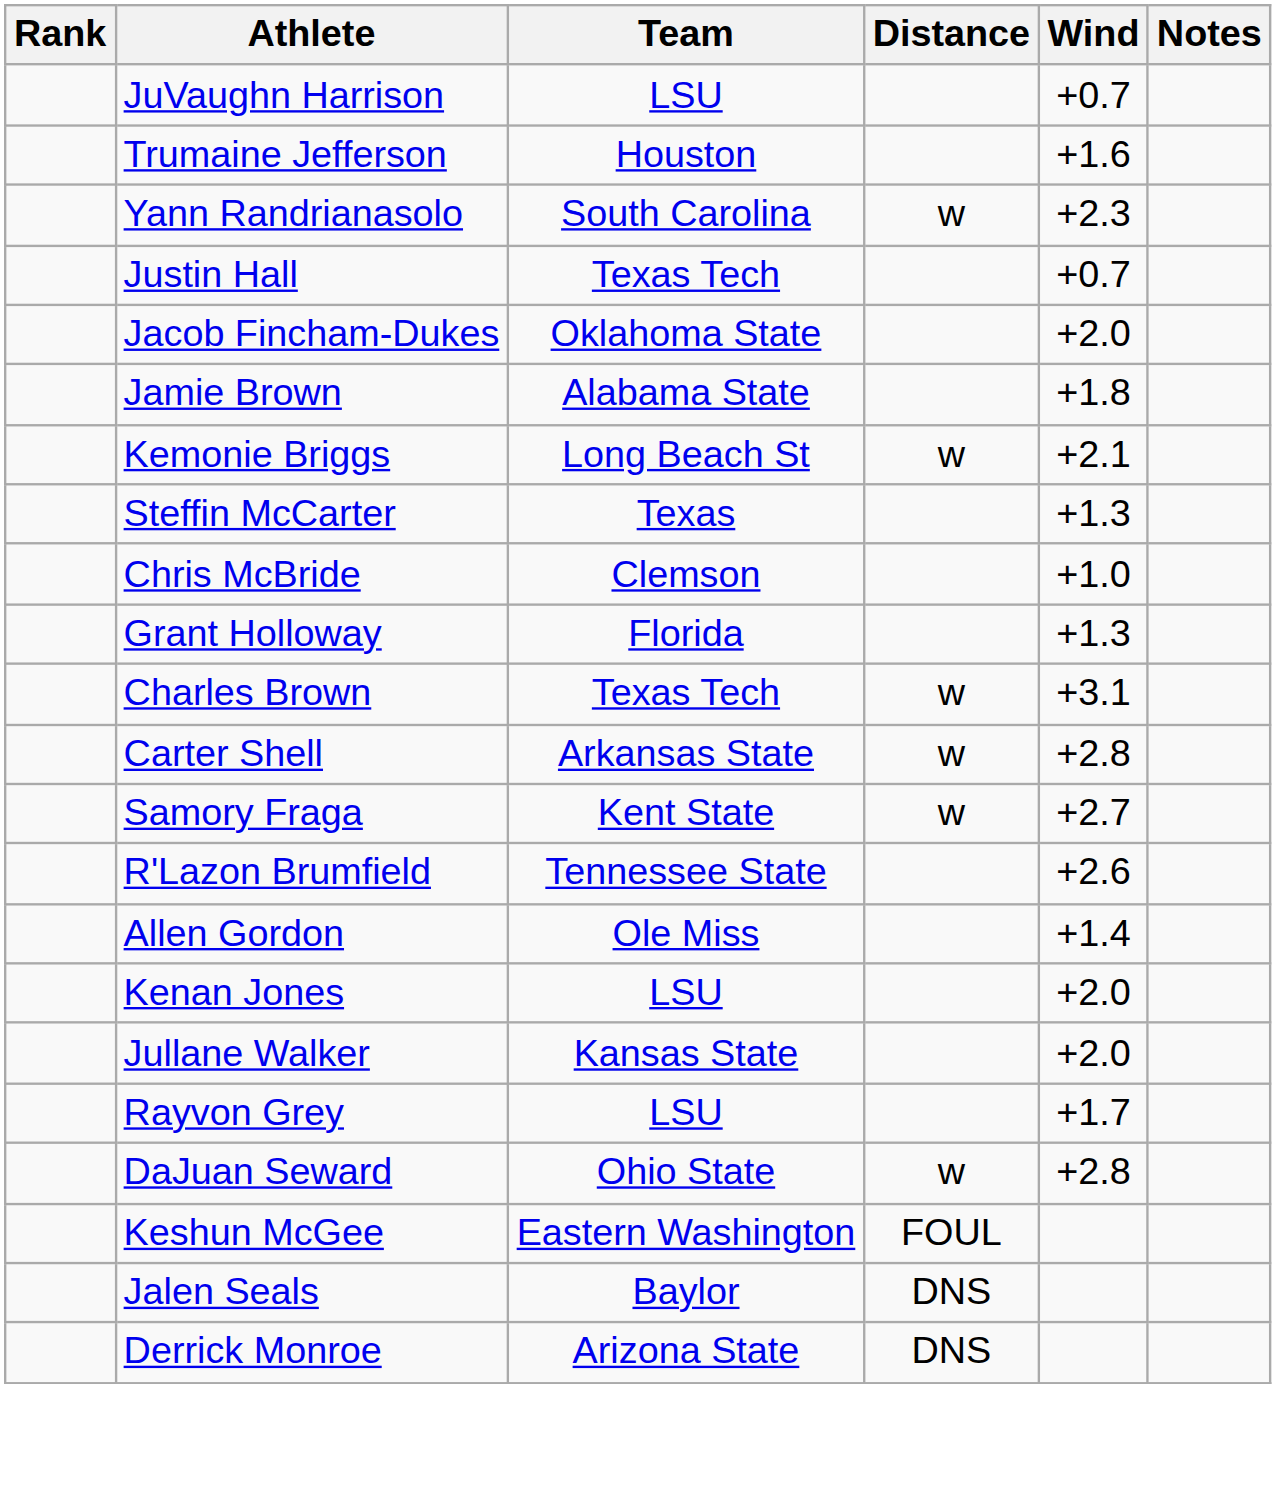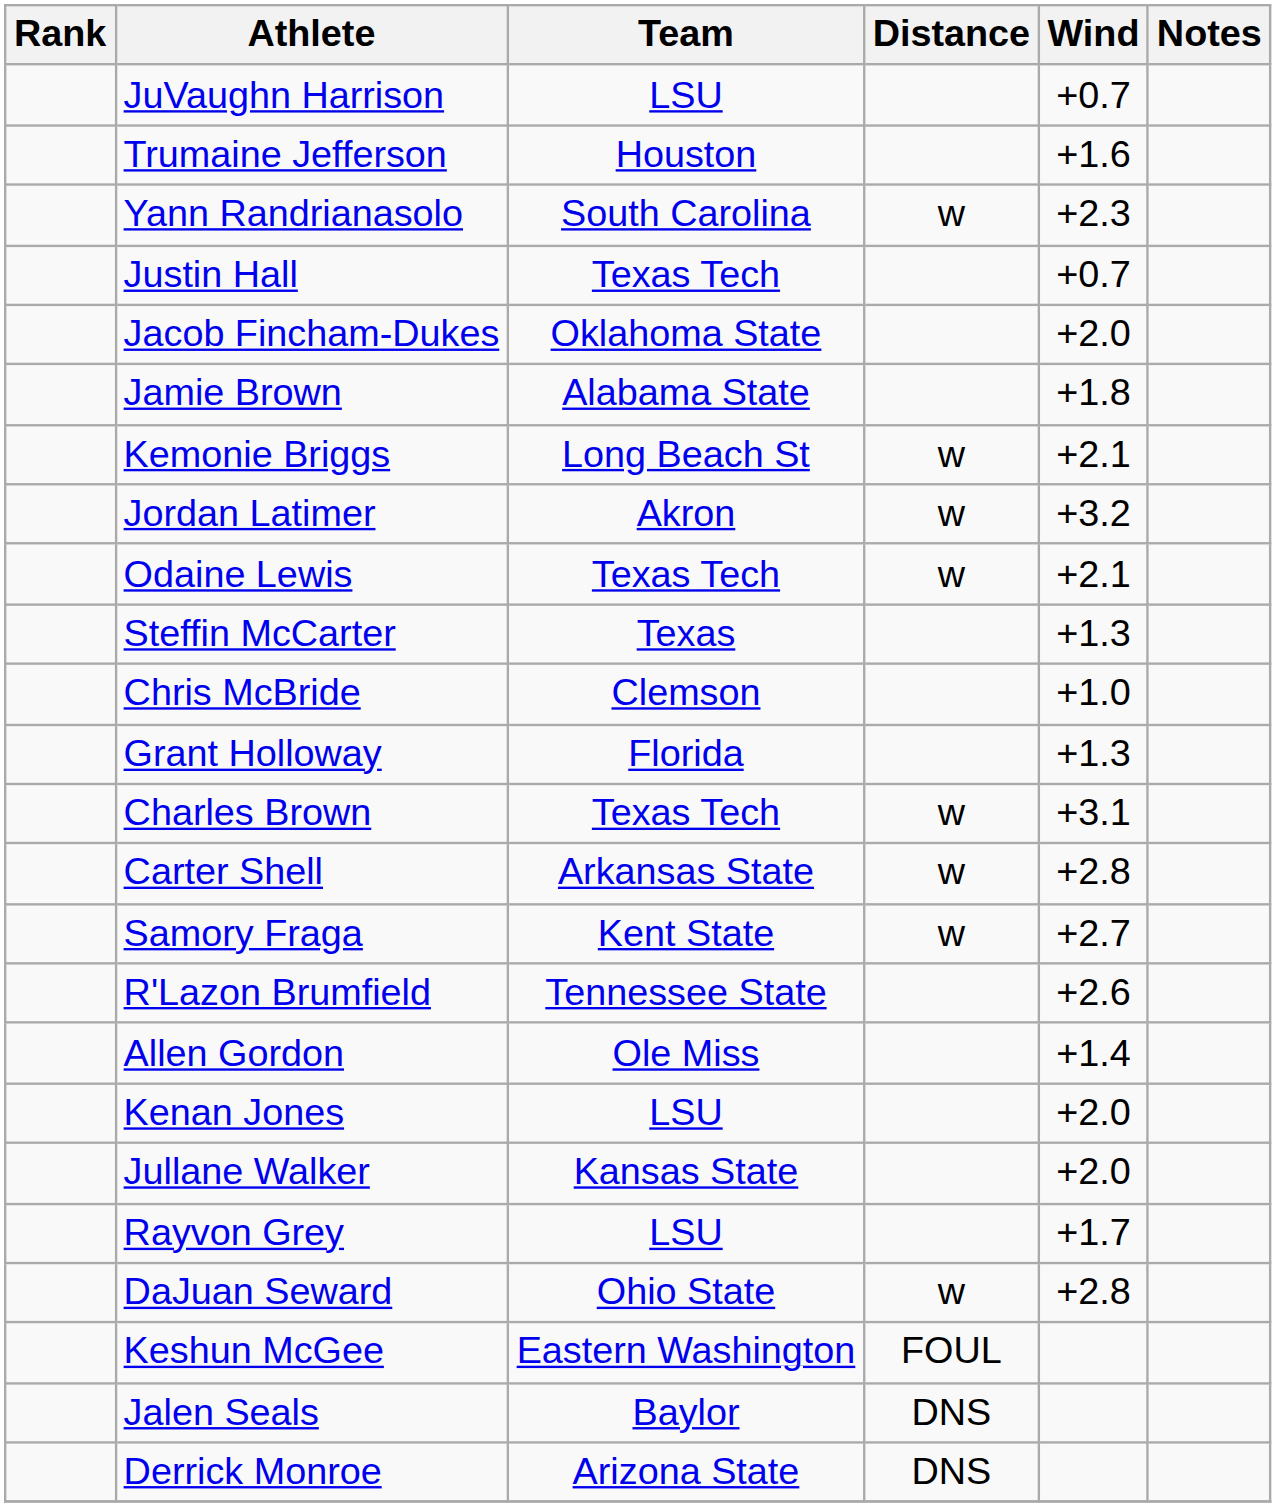+ row: (250, 513)
+ row: (238, 573)
